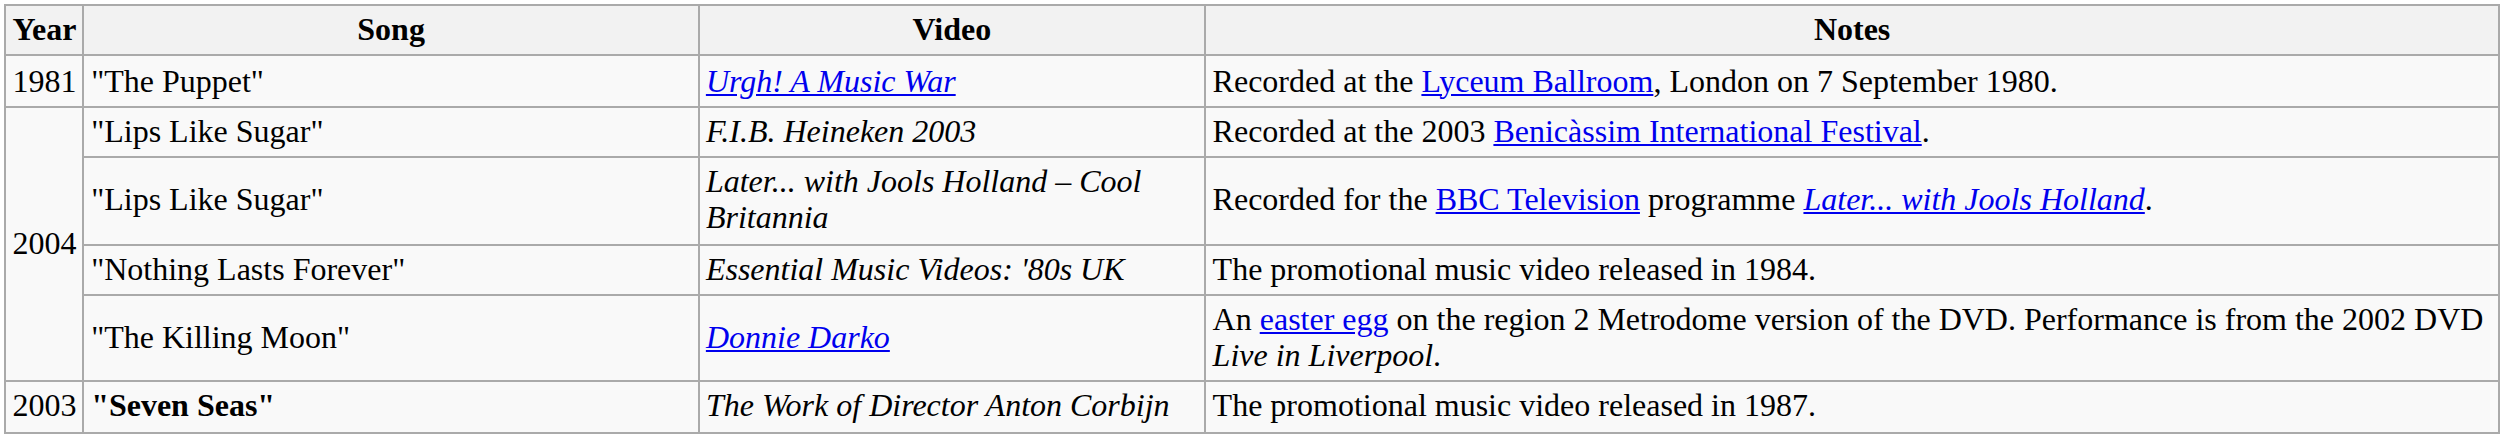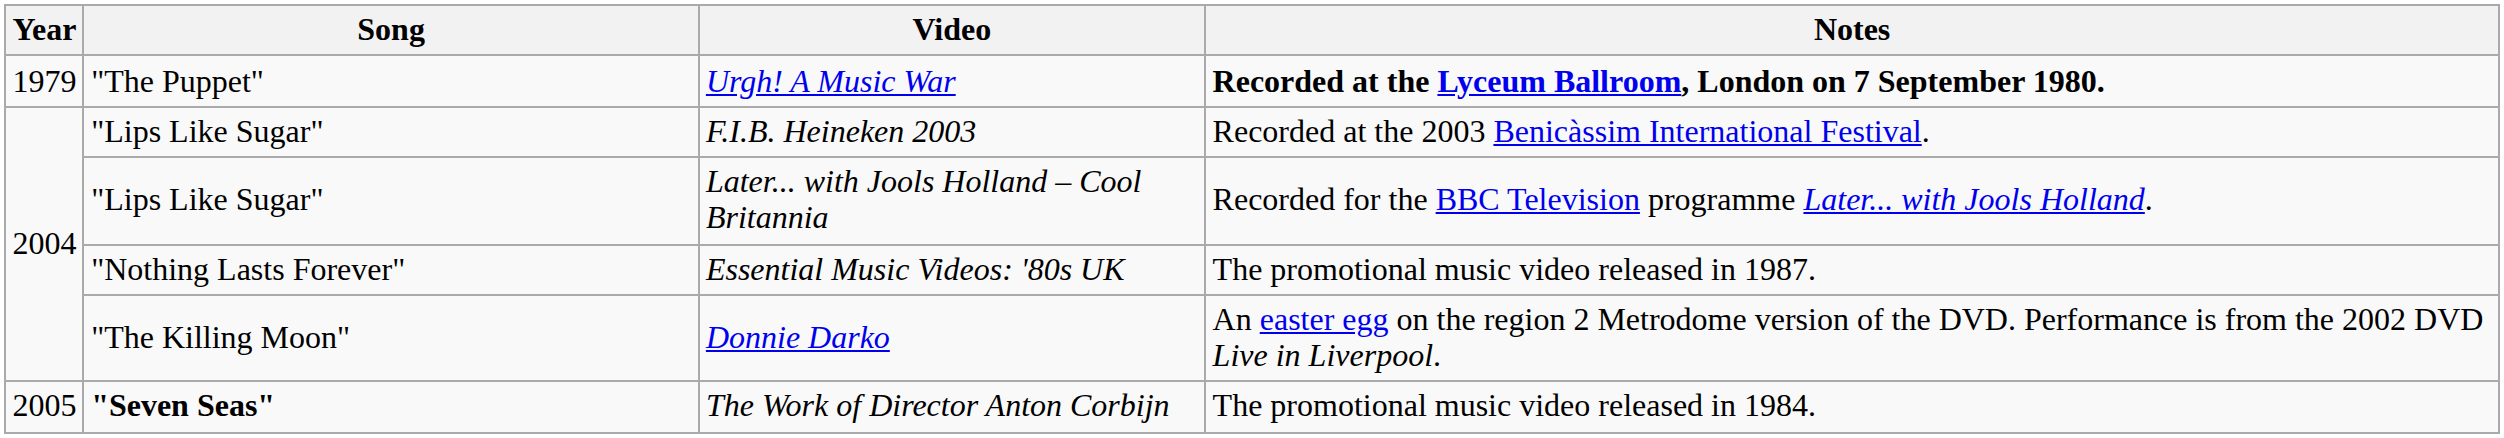(44, 80) 1981 -> (44, 80) 1979
(1635, 80) normal -> (1659, 80) bold
(1514, 268) The promotional music video released in 1984. -> (1514, 268) The promotional music video released in 1987.
(44, 406) 2003 -> (44, 406) 2005
(1514, 406) The promotional music video released in 1987. -> (1514, 406) The promotional music video released in 1984.
